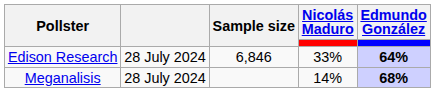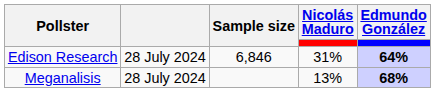(328, 57) 33% -> (328, 57) 31%
(328, 78) 14% -> (328, 78) 13%
